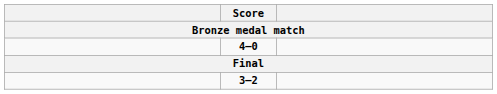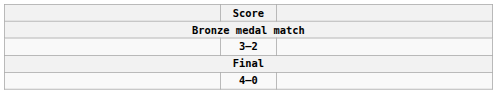rows swapped: (248, 81) <-> (248, 47)
